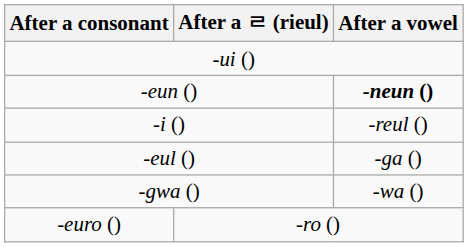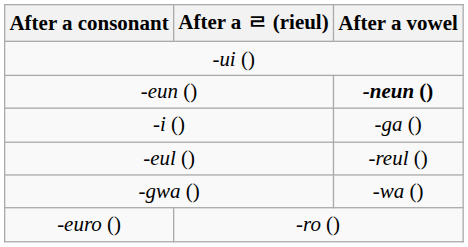(398, 124) -reul () -> (398, 124) -ga ()
(398, 158) -ga () -> (398, 158) -reul ()
